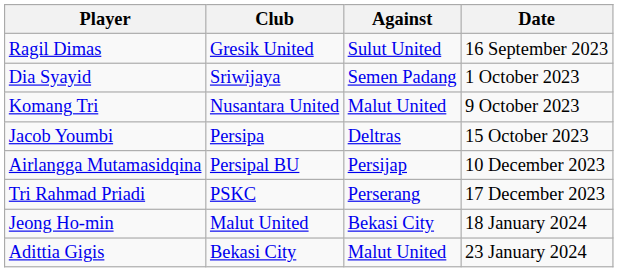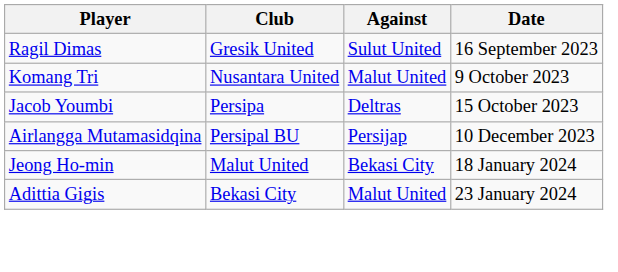- row: (50, 77)
- row: (77, 194)
